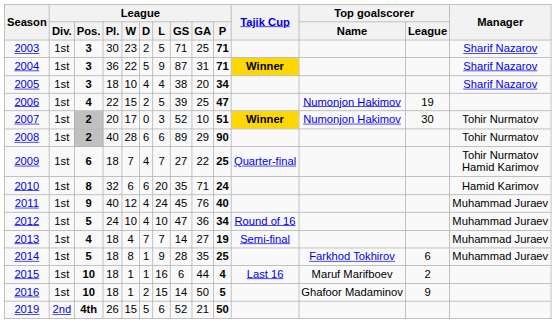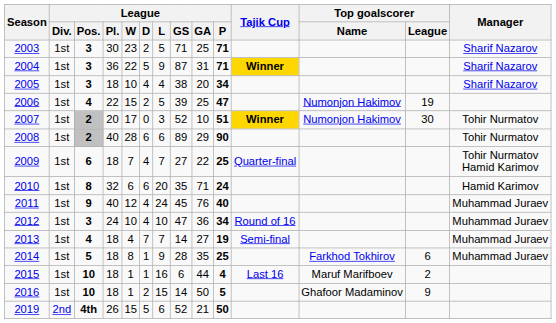(89, 221) 5 -> (89, 221) 3
